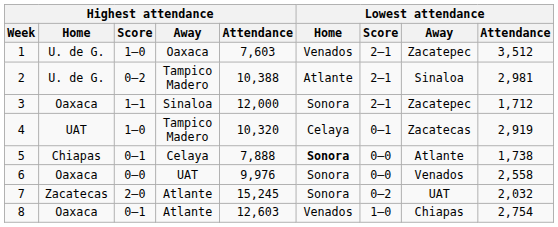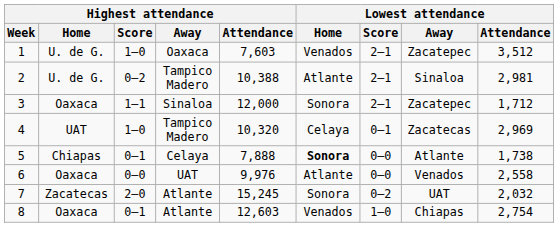(515, 130) 2,919 -> (515, 130) 2,969
(328, 174) Sonora -> (328, 174) Atlante
